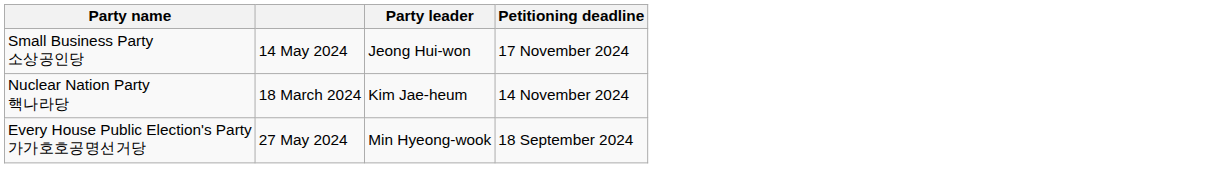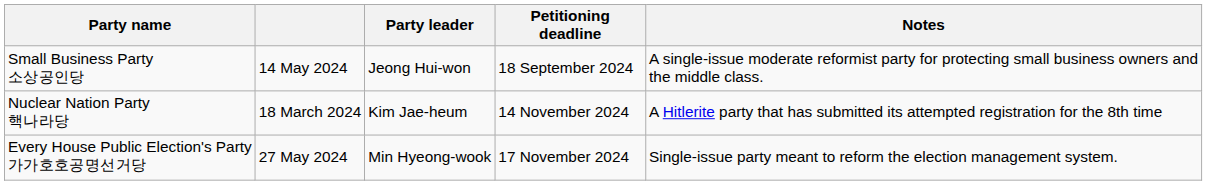+ column: (924, 25)
(564, 51) 17 November 2024 -> (566, 68) 18 September 2024
(566, 140) 18 September 2024 -> (564, 157) 17 November 2024
